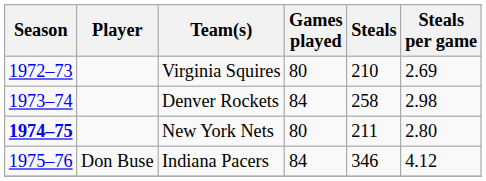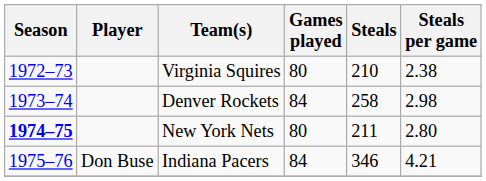(421, 71) 2.69 -> (421, 71) 2.38
(421, 161) 4.12 -> (421, 161) 4.21
